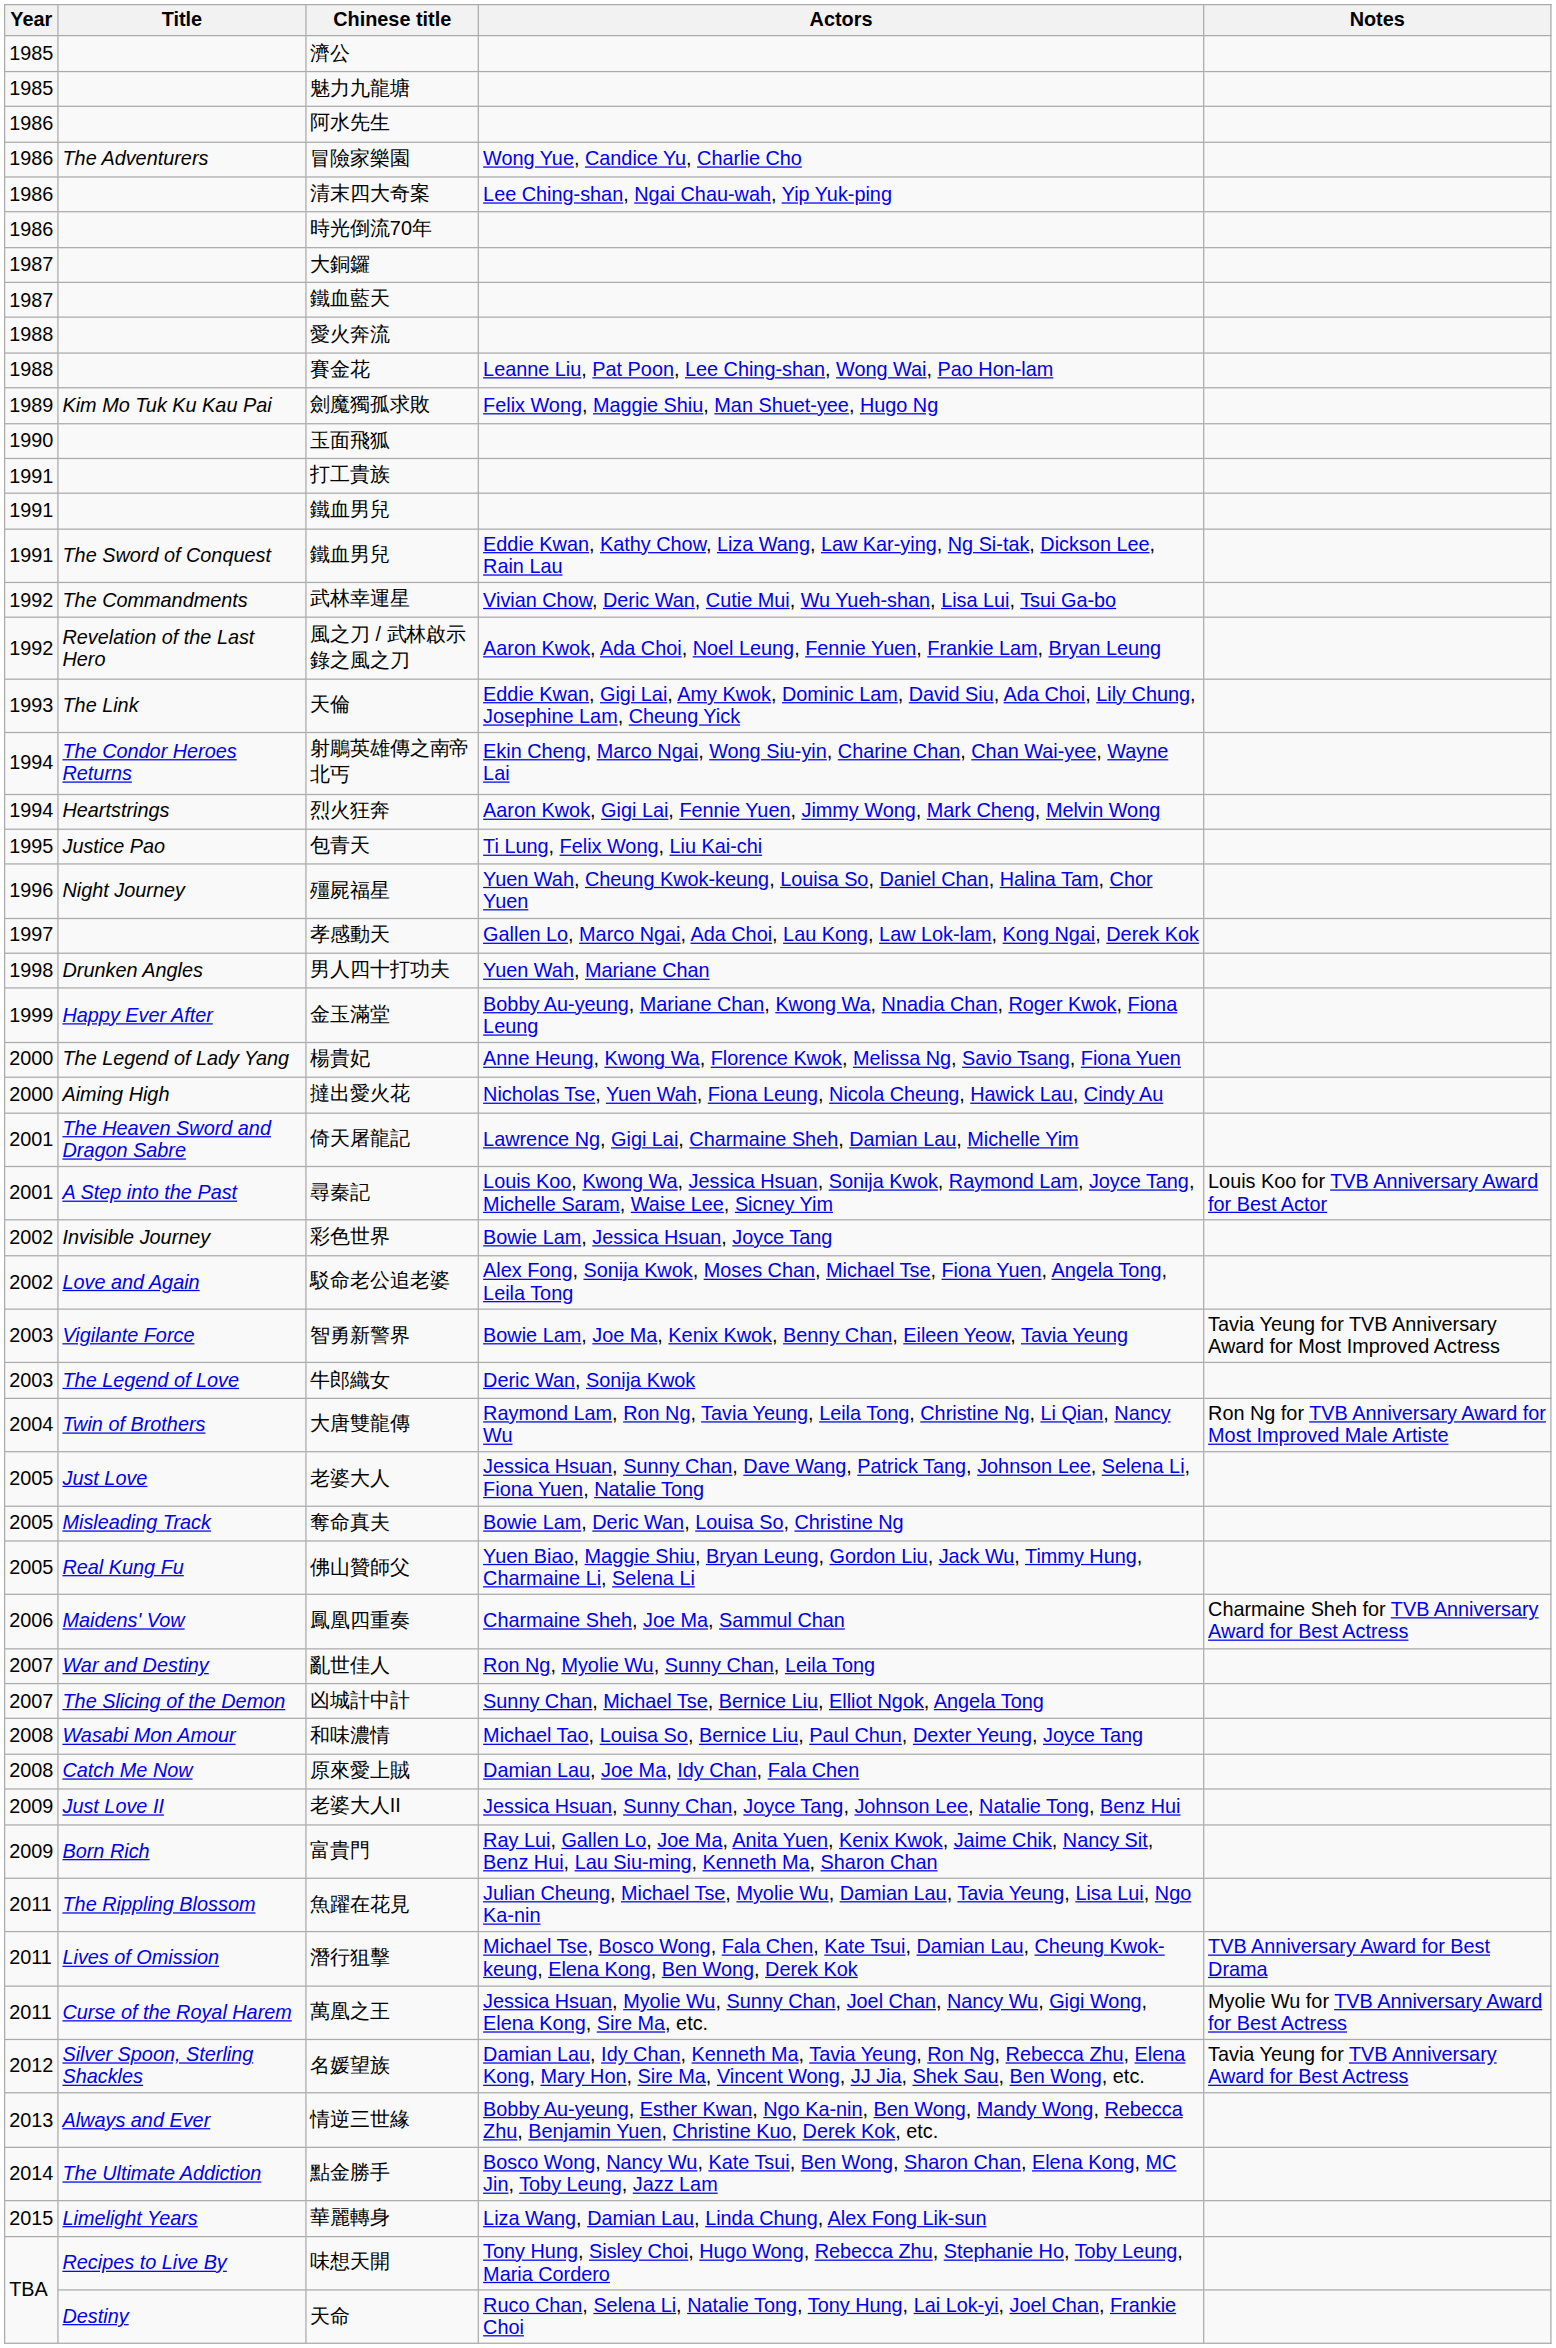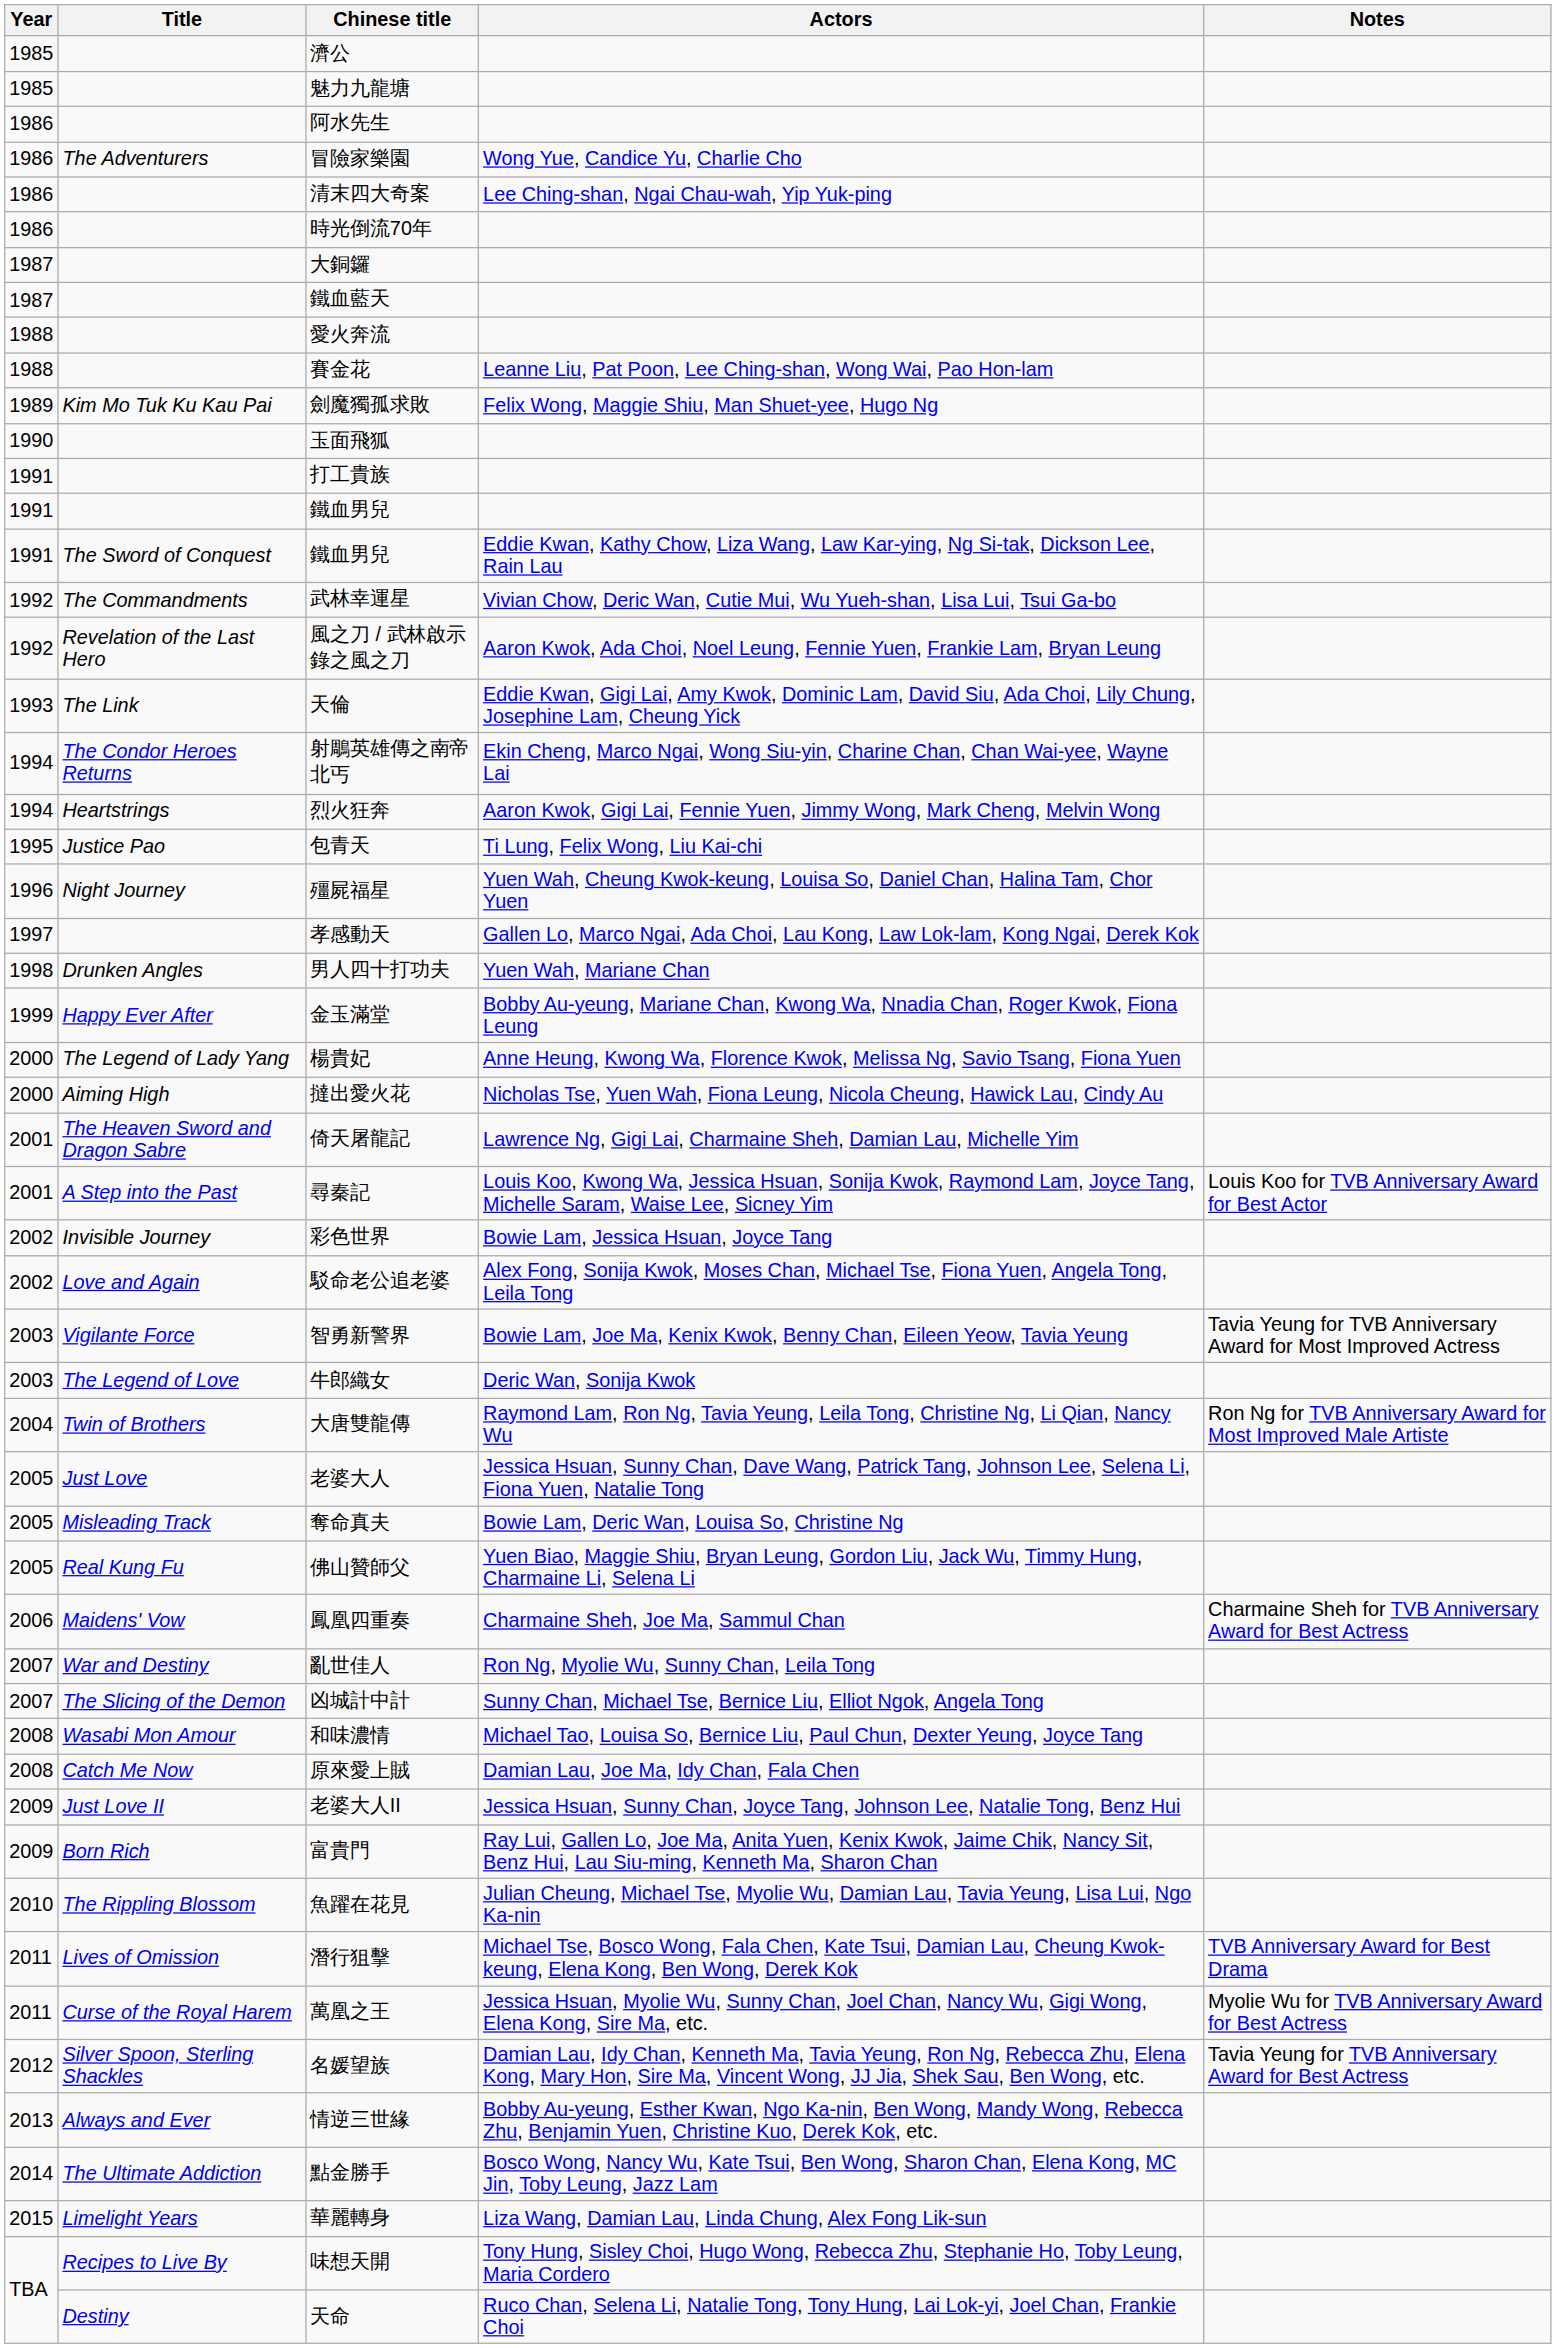(31, 1904) 2011 -> (31, 1904) 2010
